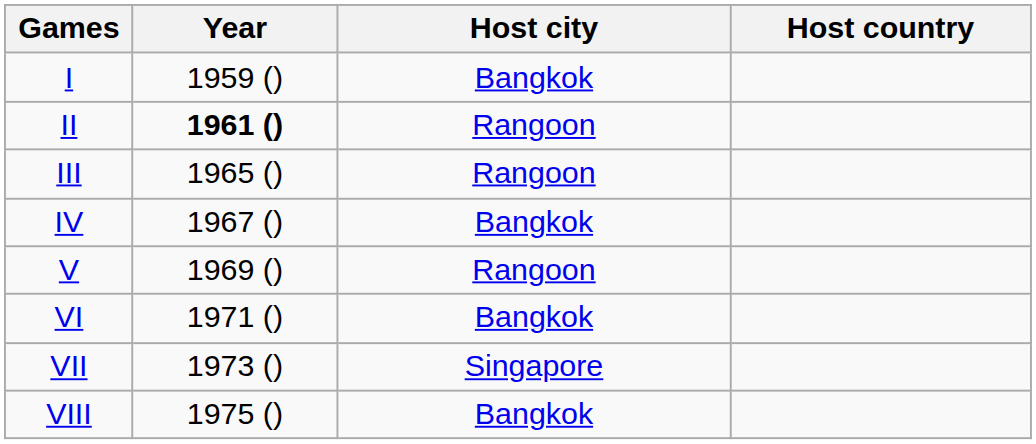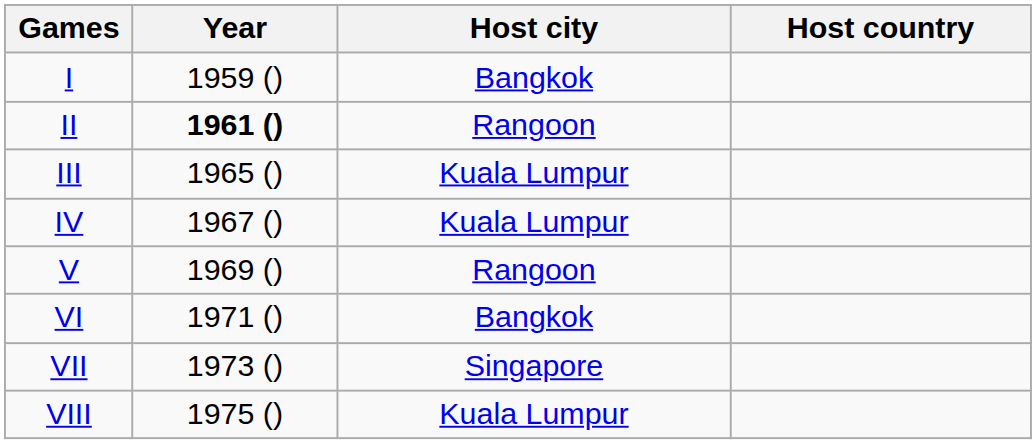(534, 173) Rangoon -> (534, 173) Kuala Lumpur
(534, 221) Bangkok -> (534, 221) Kuala Lumpur
(534, 414) Bangkok -> (534, 414) Kuala Lumpur
